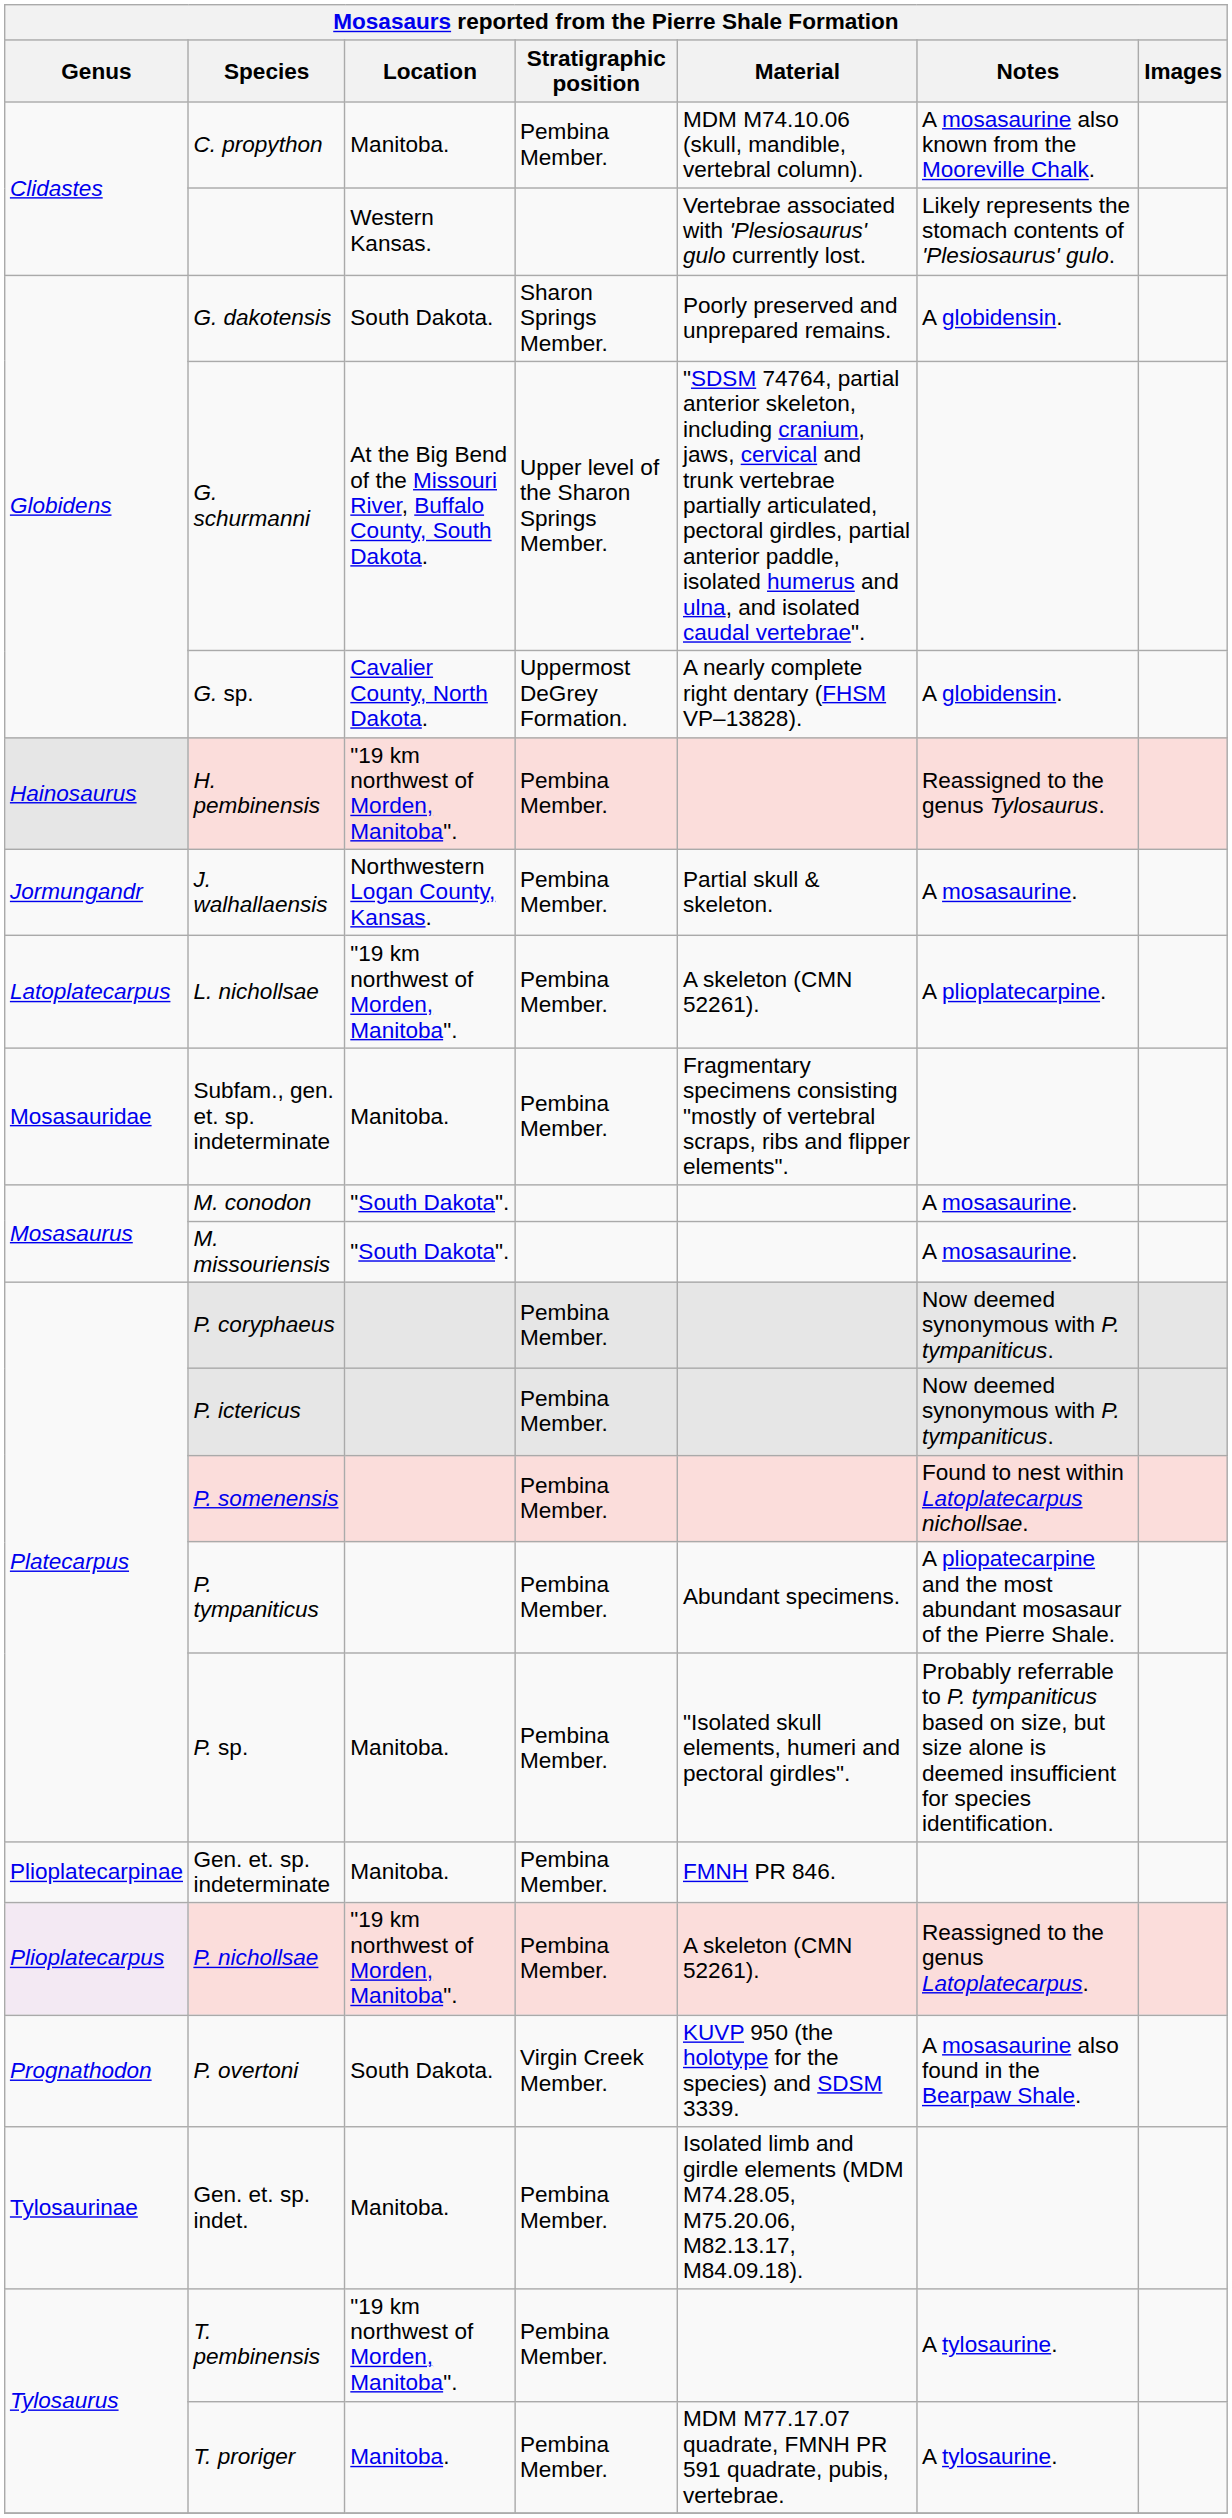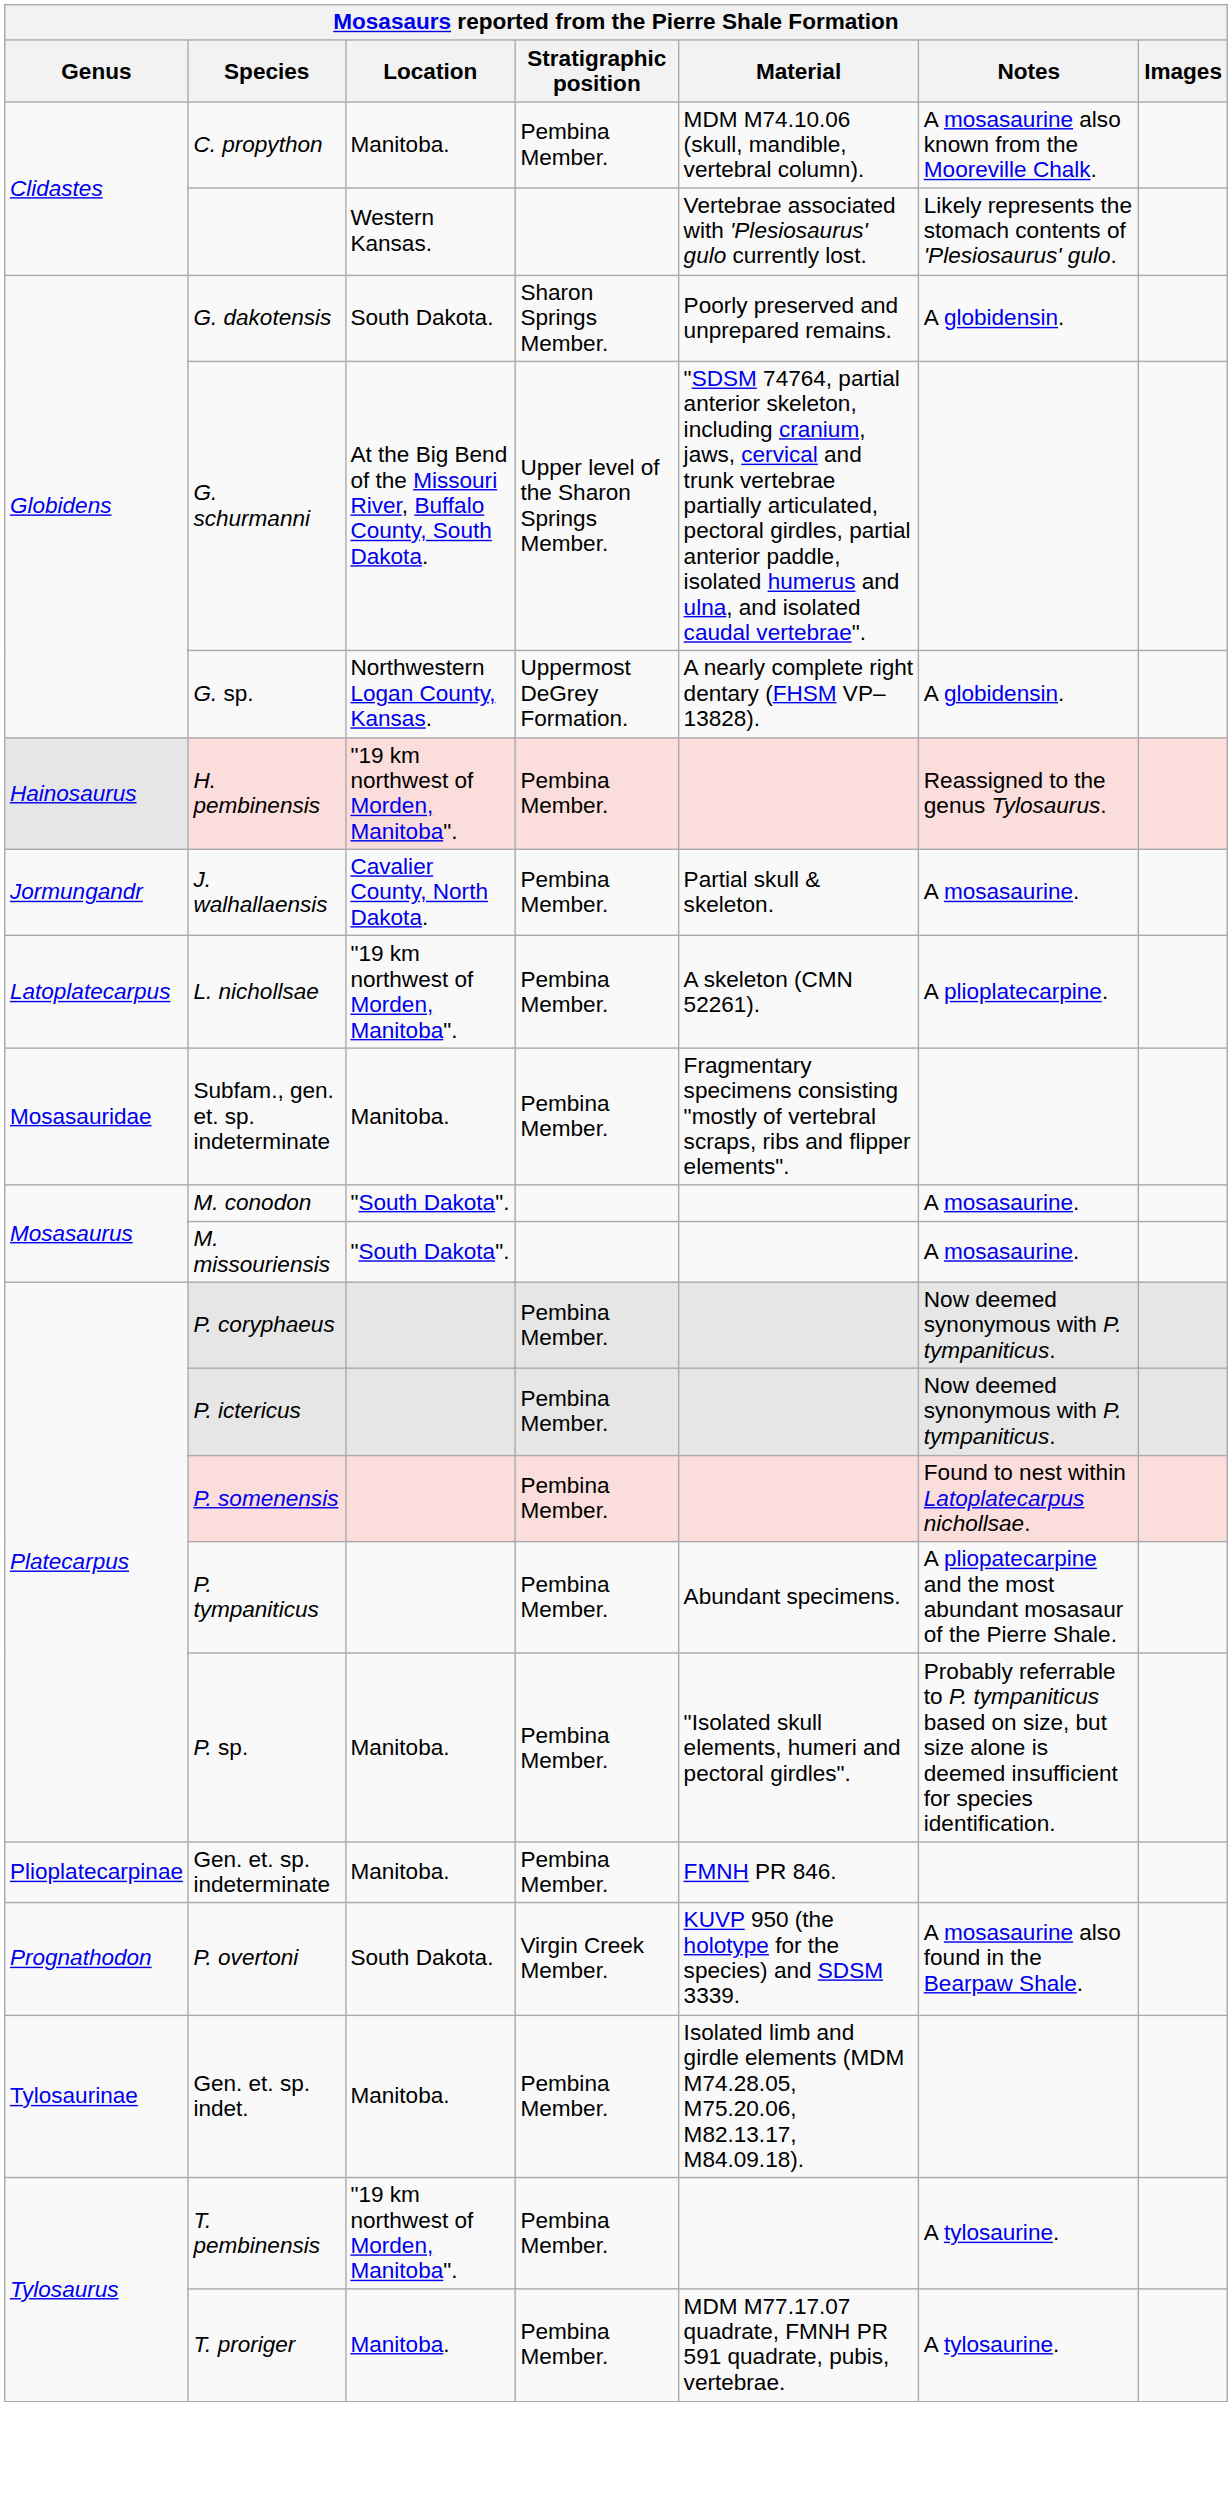(419, 693) Cavalier County, North Dakota. -> (423, 693) Northwestern Logan County, Kansas.
(423, 892) Northwestern Logan County, Kansas. -> (419, 892) Cavalier County, North Dakota.
- row: (87, 1958)
